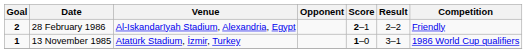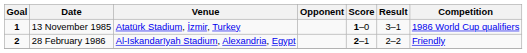rows swapped: (71, 42) <-> (69, 27)
